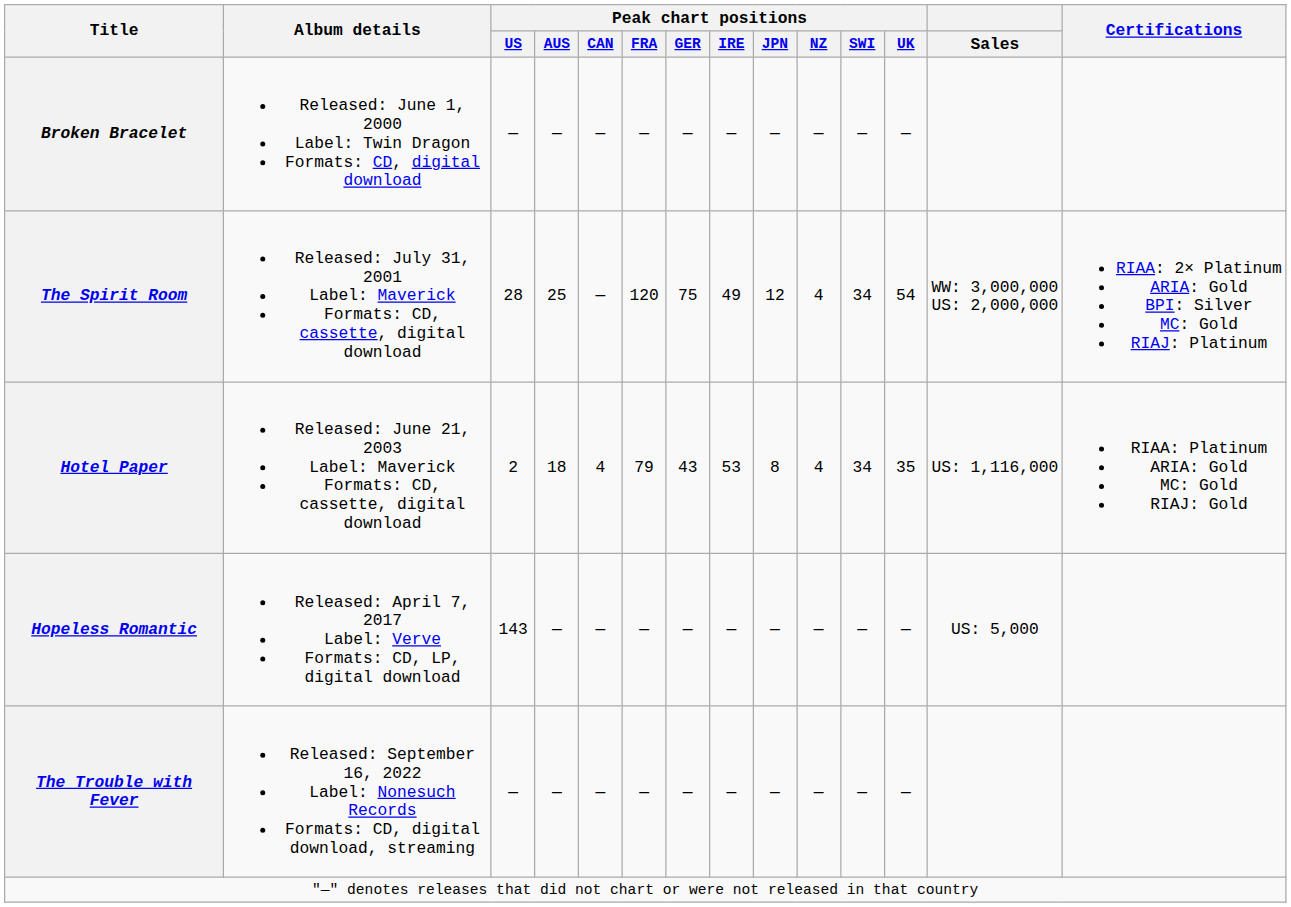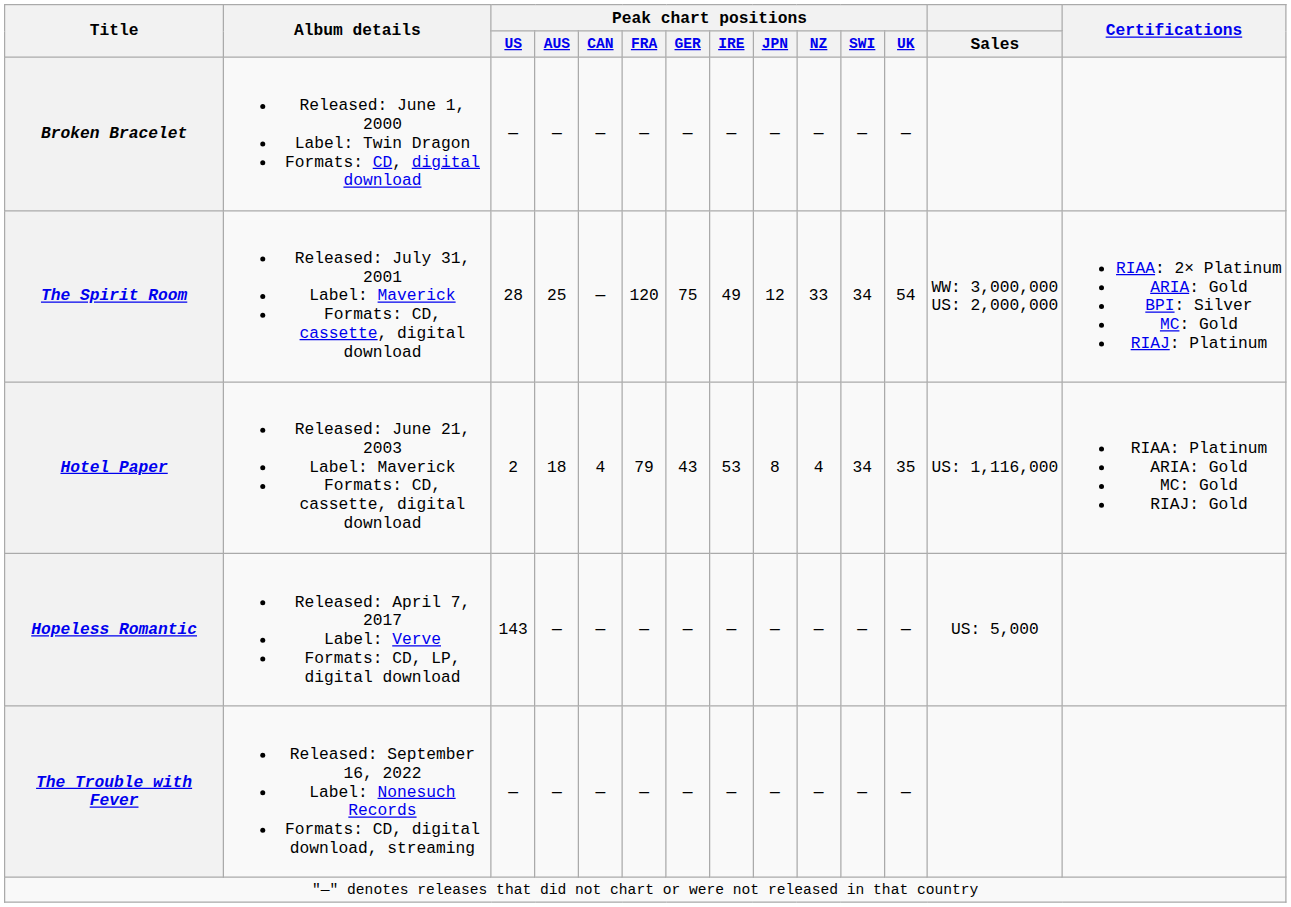(819, 296) 4 -> (819, 296) 33
